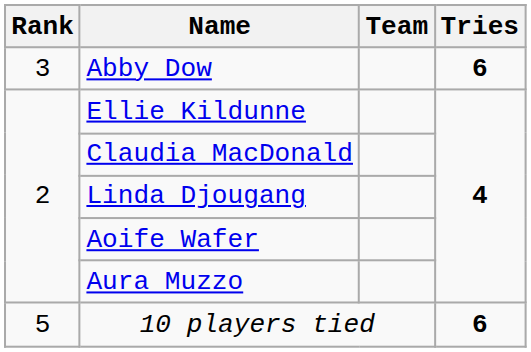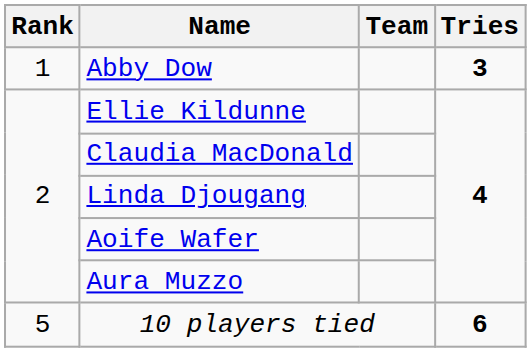(43, 69) 3 -> (43, 69) 1
(480, 69) 6 -> (480, 69) 3
